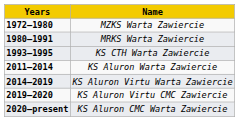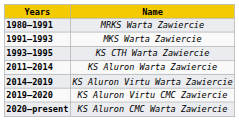- row: (153, 25)
+ row: (153, 39)
